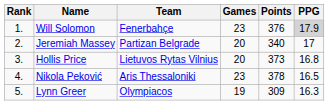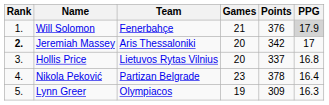(239, 28) 23 -> (239, 28) 21
(19, 44) normal -> (19, 44) bold
(160, 44) Partizan Belgrade -> (158, 44) Aris Thessaloniki
(276, 44) 340 -> (276, 44) 342
(276, 60) 373 -> (276, 60) 337
(158, 76) Aris Thessaloniki -> (160, 76) Partizan Belgrade
(309, 76) 16.5 -> (309, 76) 16.4
